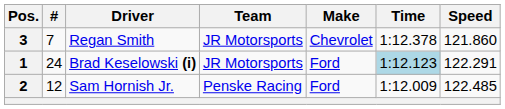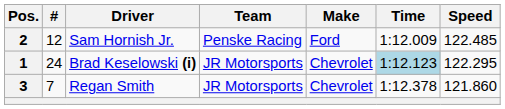rows swapped: (23, 86) <-> (23, 40)
(325, 63) Ford -> (341, 63) Chevrolet
(470, 63) 122.291 -> (470, 63) 122.295
